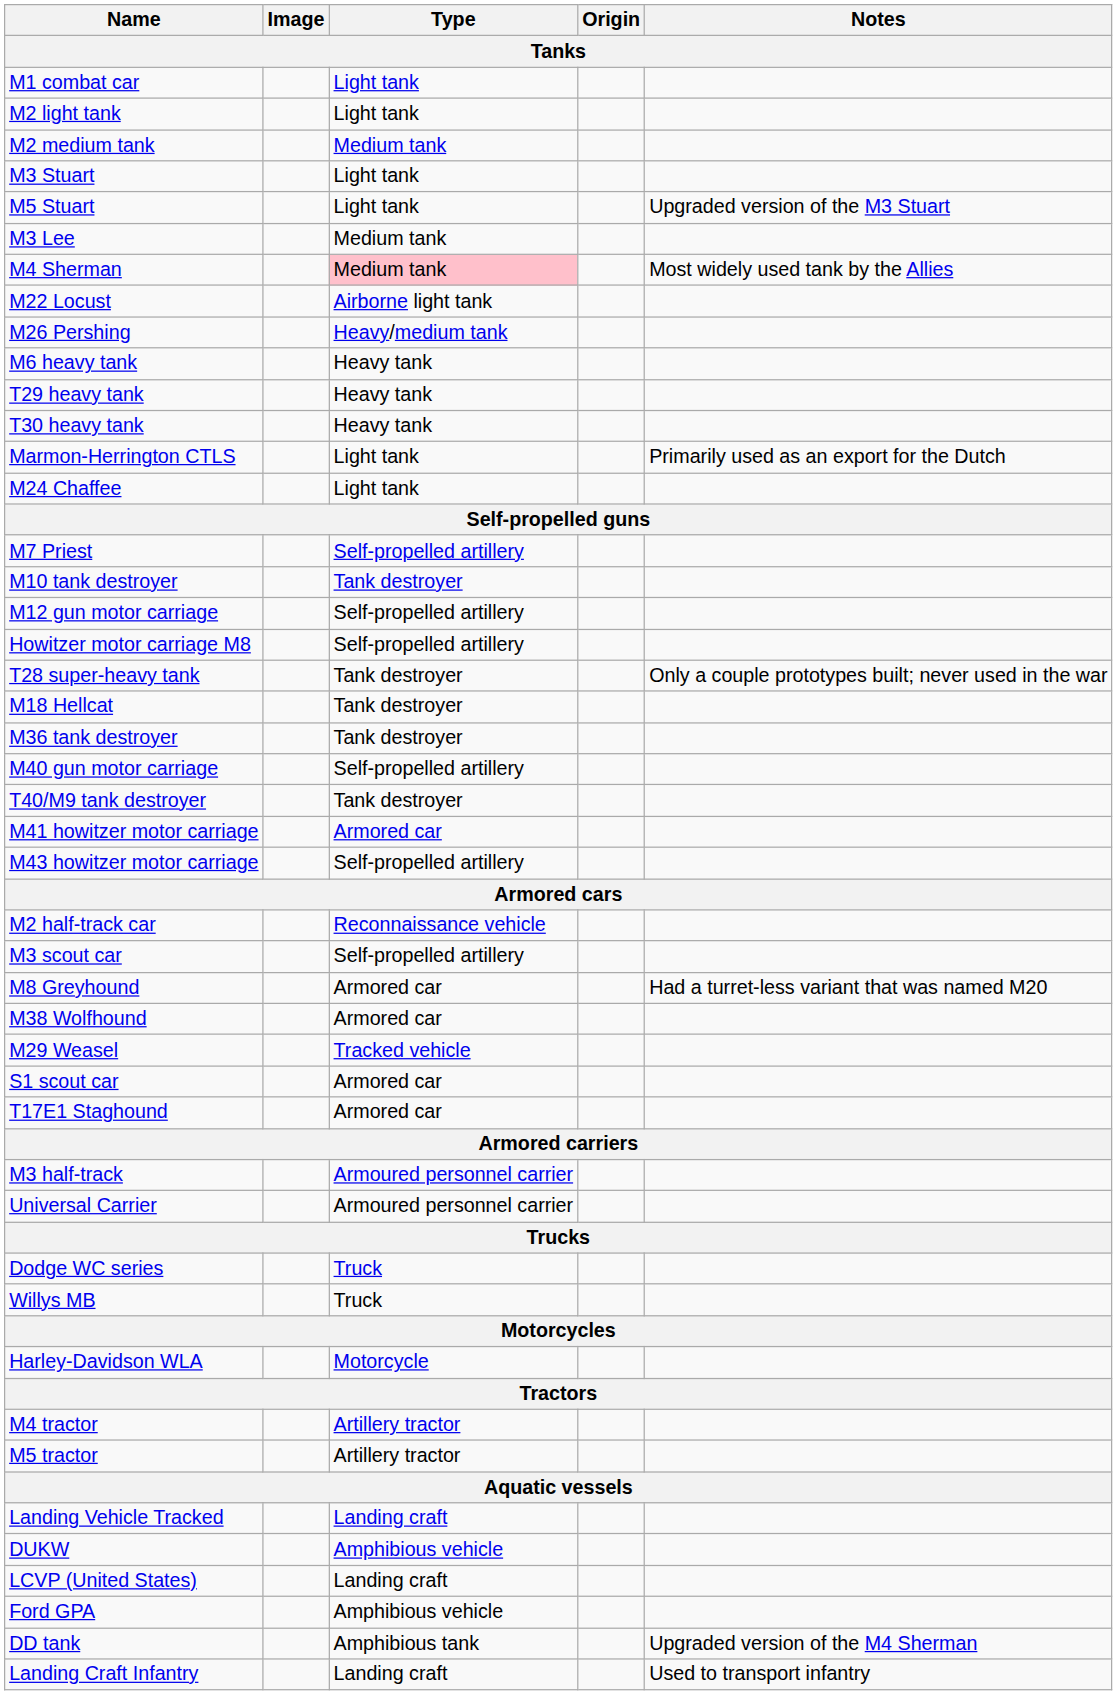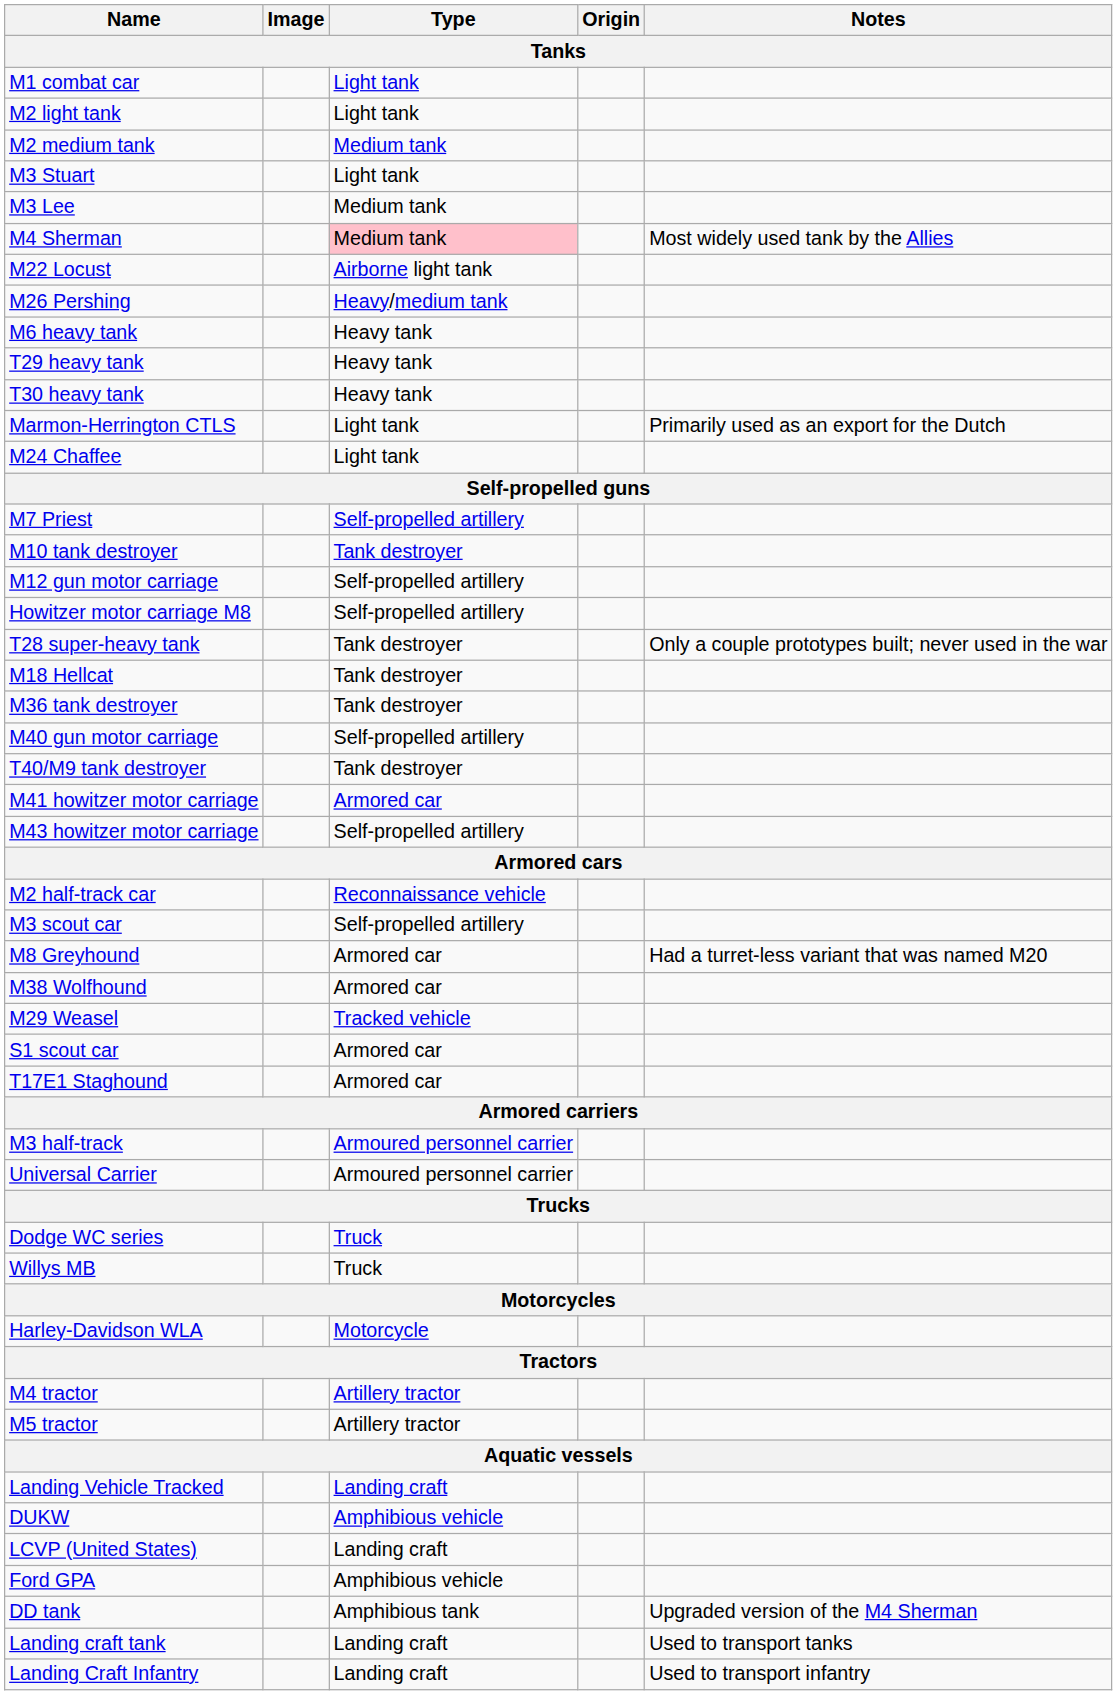- row: (52, 207)
+ row: (87, 1643)
